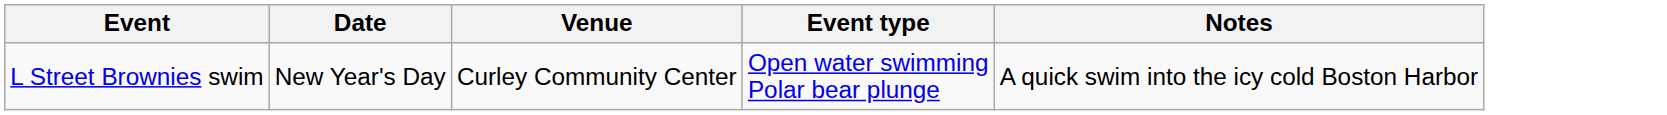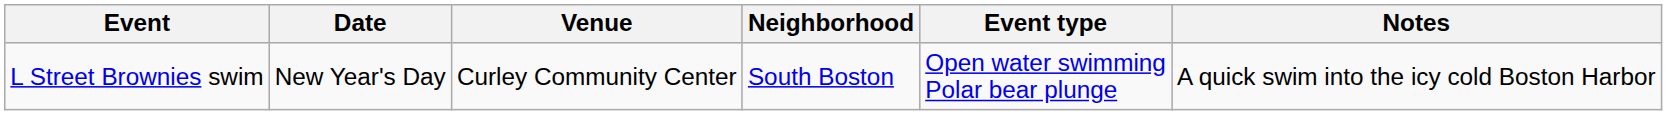+ column: (831, 23)
